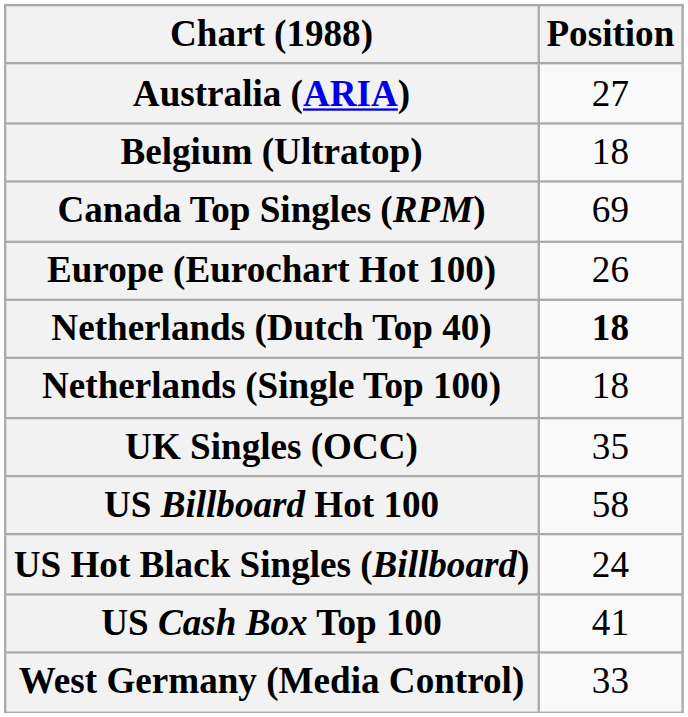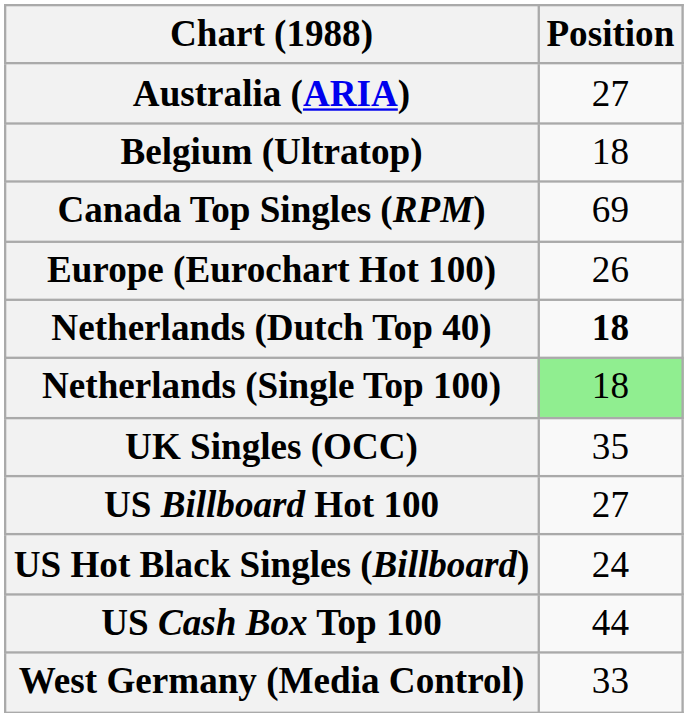(610, 387) no background -> (610, 387) lightgreen background
(610, 504) 58 -> (610, 504) 27
(610, 622) 41 -> (610, 622) 44
